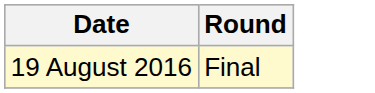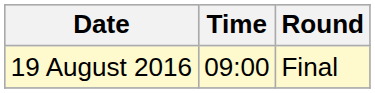+ column: (237, 25)
